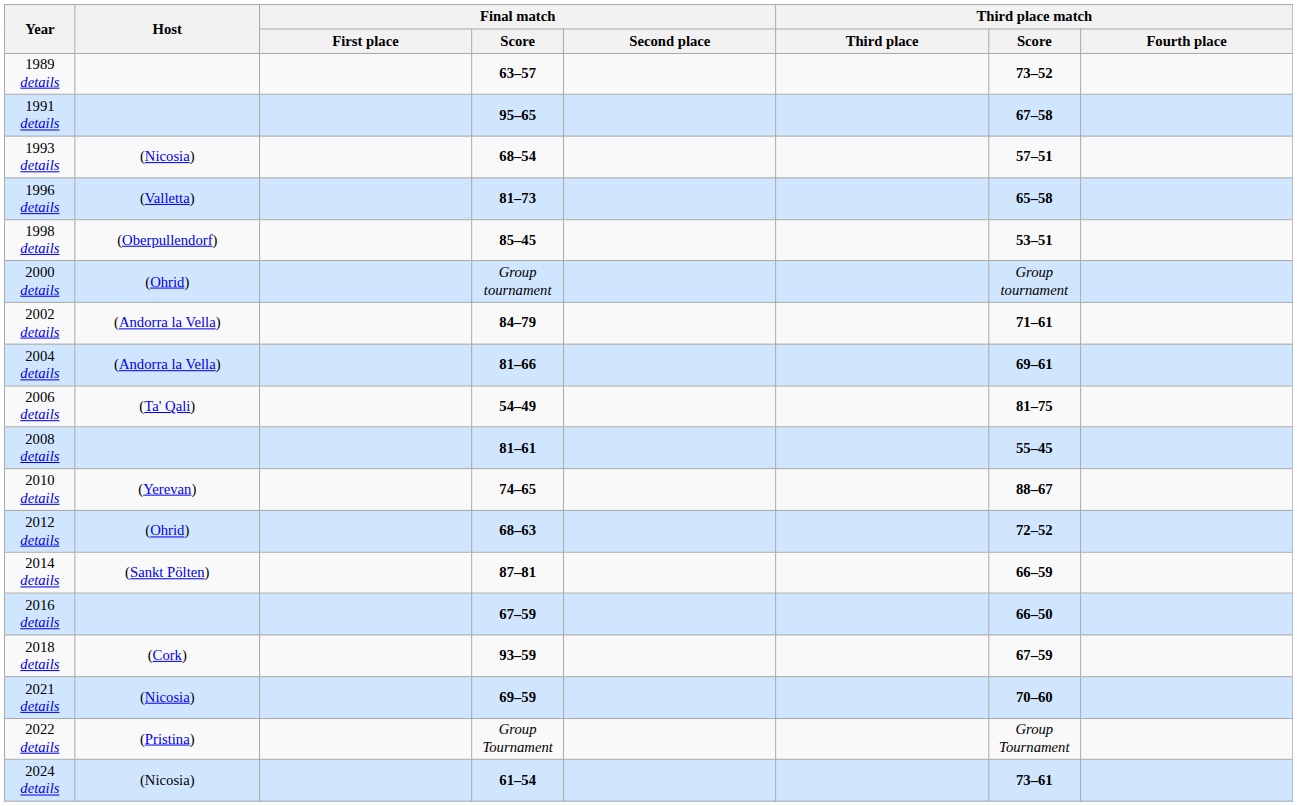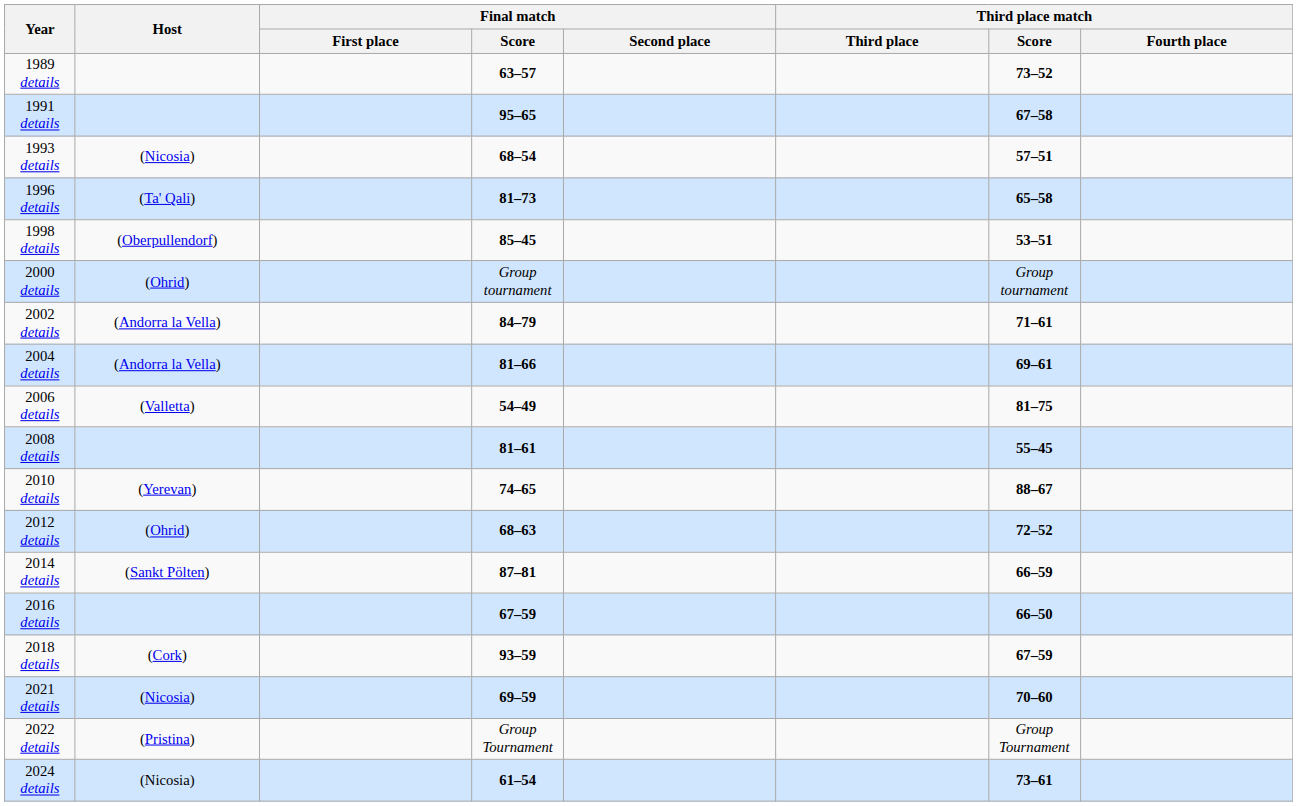(167, 198) (Valletta) -> (167, 198) (Ta' Qali)
(167, 406) (Ta' Qali) -> (167, 406) (Valletta)
